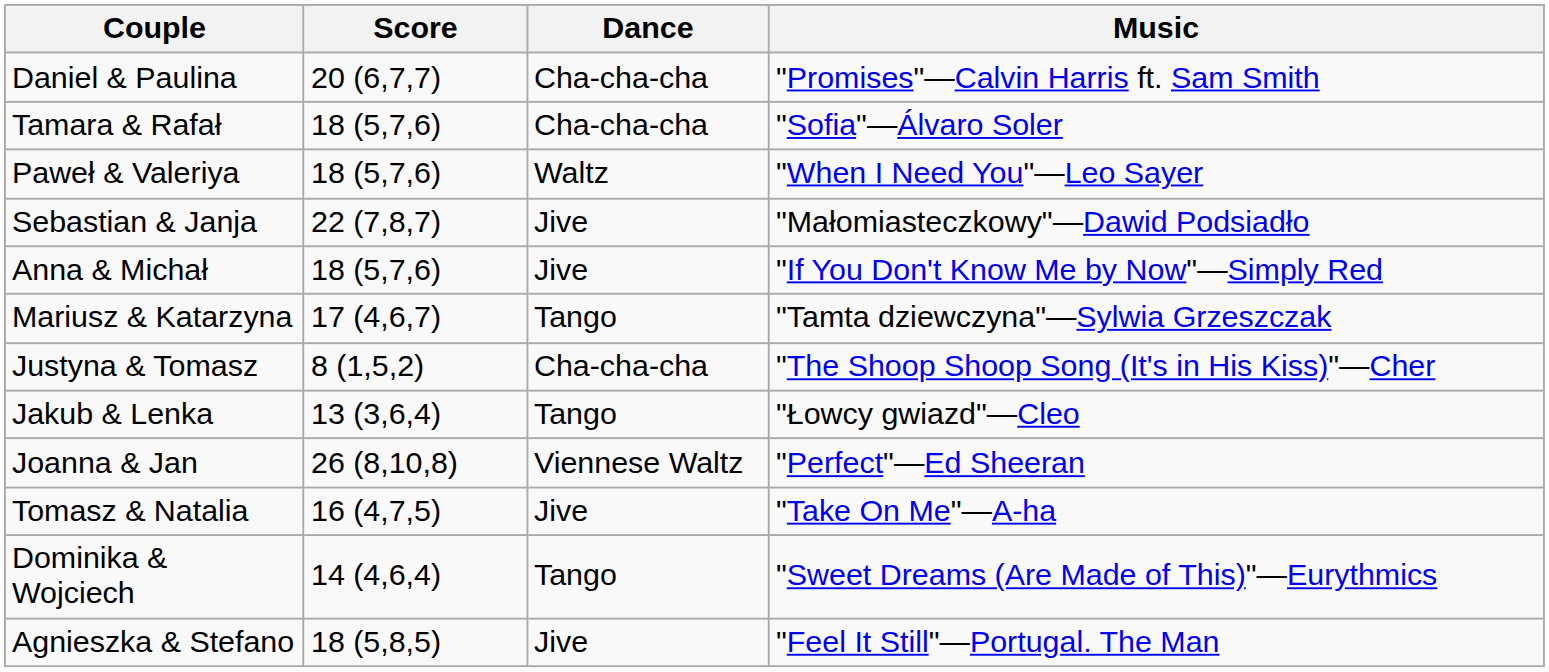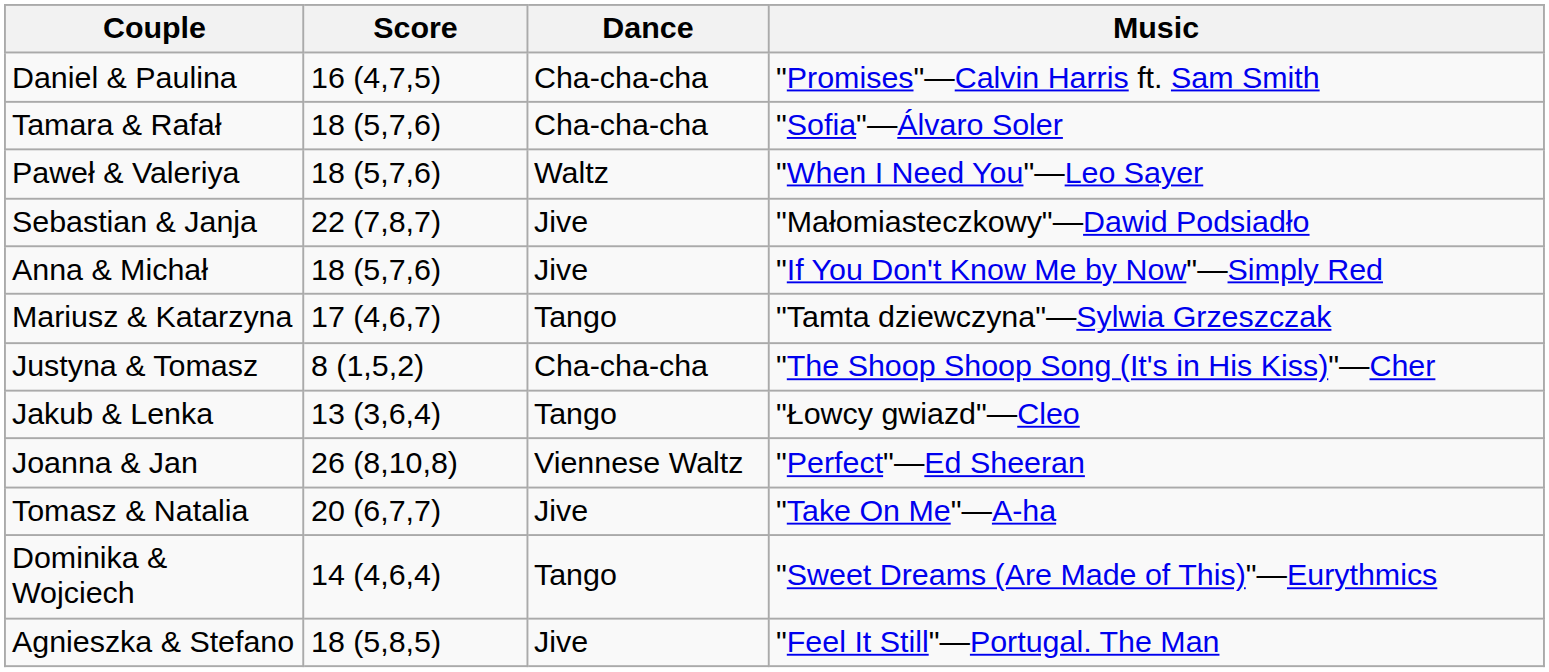(376, 76) 20 (6,7,7) -> (376, 76) 16 (4,7,5)
(376, 510) 16 (4,7,5) -> (376, 510) 20 (6,7,7)
